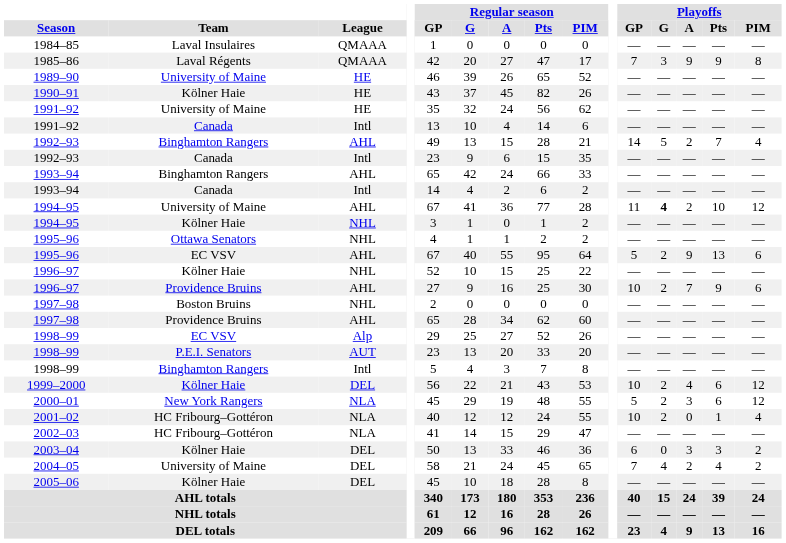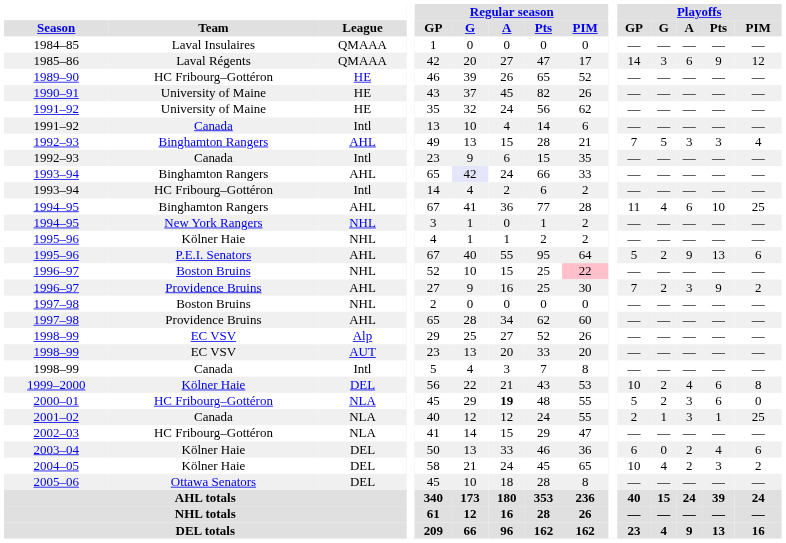(634, 60) 7 -> (634, 60) 14
(689, 60) 9 -> (689, 60) 6
(758, 60) 8 -> (758, 60) 12
(213, 76) University of Maine -> (213, 76) HC Fribourg–Gottéron
(213, 93) Kölner Haie -> (213, 93) University of Maine
(634, 141) 14 -> (634, 141) 7
(689, 141) 2 -> (689, 141) 3
(718, 141) 7 -> (718, 141) 3
(470, 174) no background -> (470, 174) lavender background
(213, 190) Canada -> (213, 190) HC Fribourg–Gottéron
(213, 206) University of Maine -> (213, 206) Binghamton Rangers
(664, 206) bold -> (664, 206) normal
(689, 206) 2 -> (689, 206) 6
(758, 206) 12 -> (758, 206) 25
(213, 222) Kölner Haie -> (213, 222) New York Rangers
(213, 238) Ottawa Senators -> (213, 238) Kölner Haie
(213, 255) EC VSV -> (213, 255) P.E.I. Senators
(213, 271) Kölner Haie -> (213, 271) Boston Bruins
(585, 271) no background -> (585, 271) pink background
(634, 287) 10 -> (634, 287) 7
(689, 287) 7 -> (689, 287) 3
(758, 287) 6 -> (758, 287) 2
(213, 352) P.E.I. Senators -> (213, 352) EC VSV
(213, 368) Binghamton Rangers -> (213, 368) Canada
(758, 384) 12 -> (758, 384) 8
(213, 400) New York Rangers -> (213, 400) HC Fribourg–Gottéron
(507, 400) normal -> (507, 400) bold
(758, 400) 12 -> (758, 400) 0
(213, 417) HC Fribourg–Gottéron -> (213, 417) Canada
(634, 417) 10 -> (634, 417) 2
(664, 417) 2 -> (664, 417) 1
(689, 417) 0 -> (689, 417) 3
(758, 417) 4 -> (758, 417) 25
(689, 449) 3 -> (689, 449) 2
(718, 449) 3 -> (718, 449) 4
(758, 449) 2 -> (758, 449) 6
(213, 465) University of Maine -> (213, 465) Kölner Haie
(634, 465) 7 -> (634, 465) 10
(718, 465) 4 -> (718, 465) 3
(213, 481) Kölner Haie -> (213, 481) Ottawa Senators
